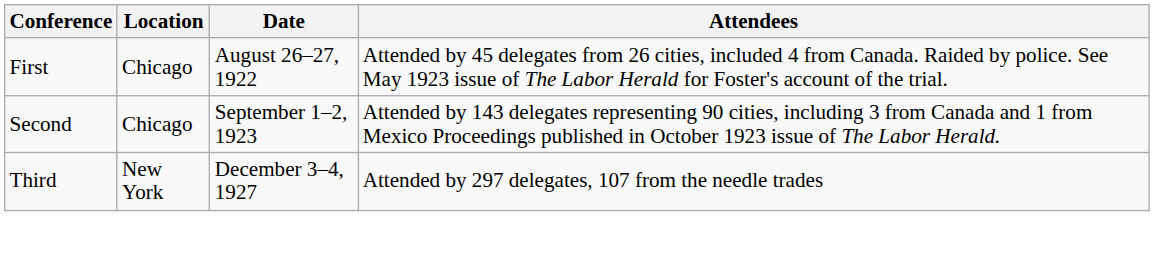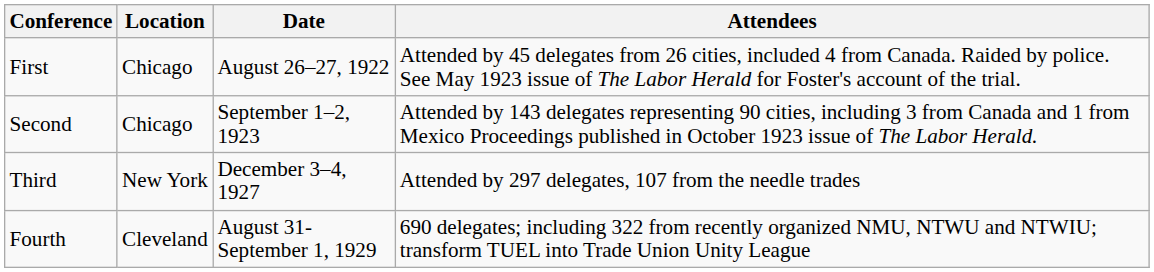+ row: (38, 238)
